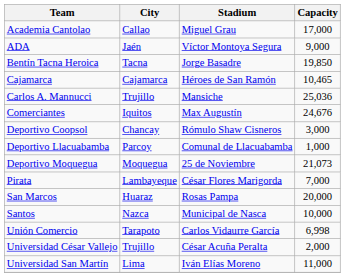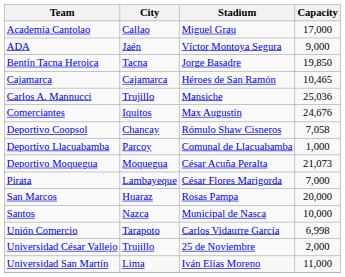(318, 130) 3,000 -> (318, 130) 7,058
(218, 163) 25 de Noviembre -> (225, 163) César Acuña Peralta
(225, 247) César Acuña Peralta -> (218, 247) 25 de Noviembre
